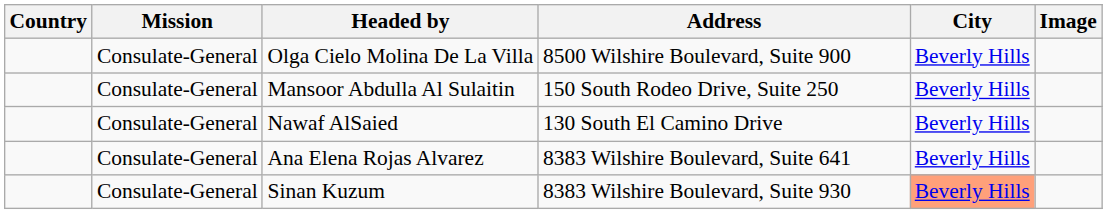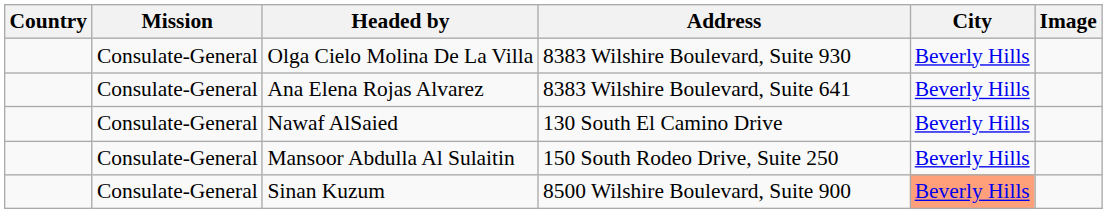(697, 55) 8500 Wilshire Boulevard, Suite 900 -> (697, 55) 8383 Wilshire Boulevard, Suite 930
rows swapped: (376, 157) <-> (391, 89)
(697, 191) 8383 Wilshire Boulevard, Suite 930 -> (697, 191) 8500 Wilshire Boulevard, Suite 900
